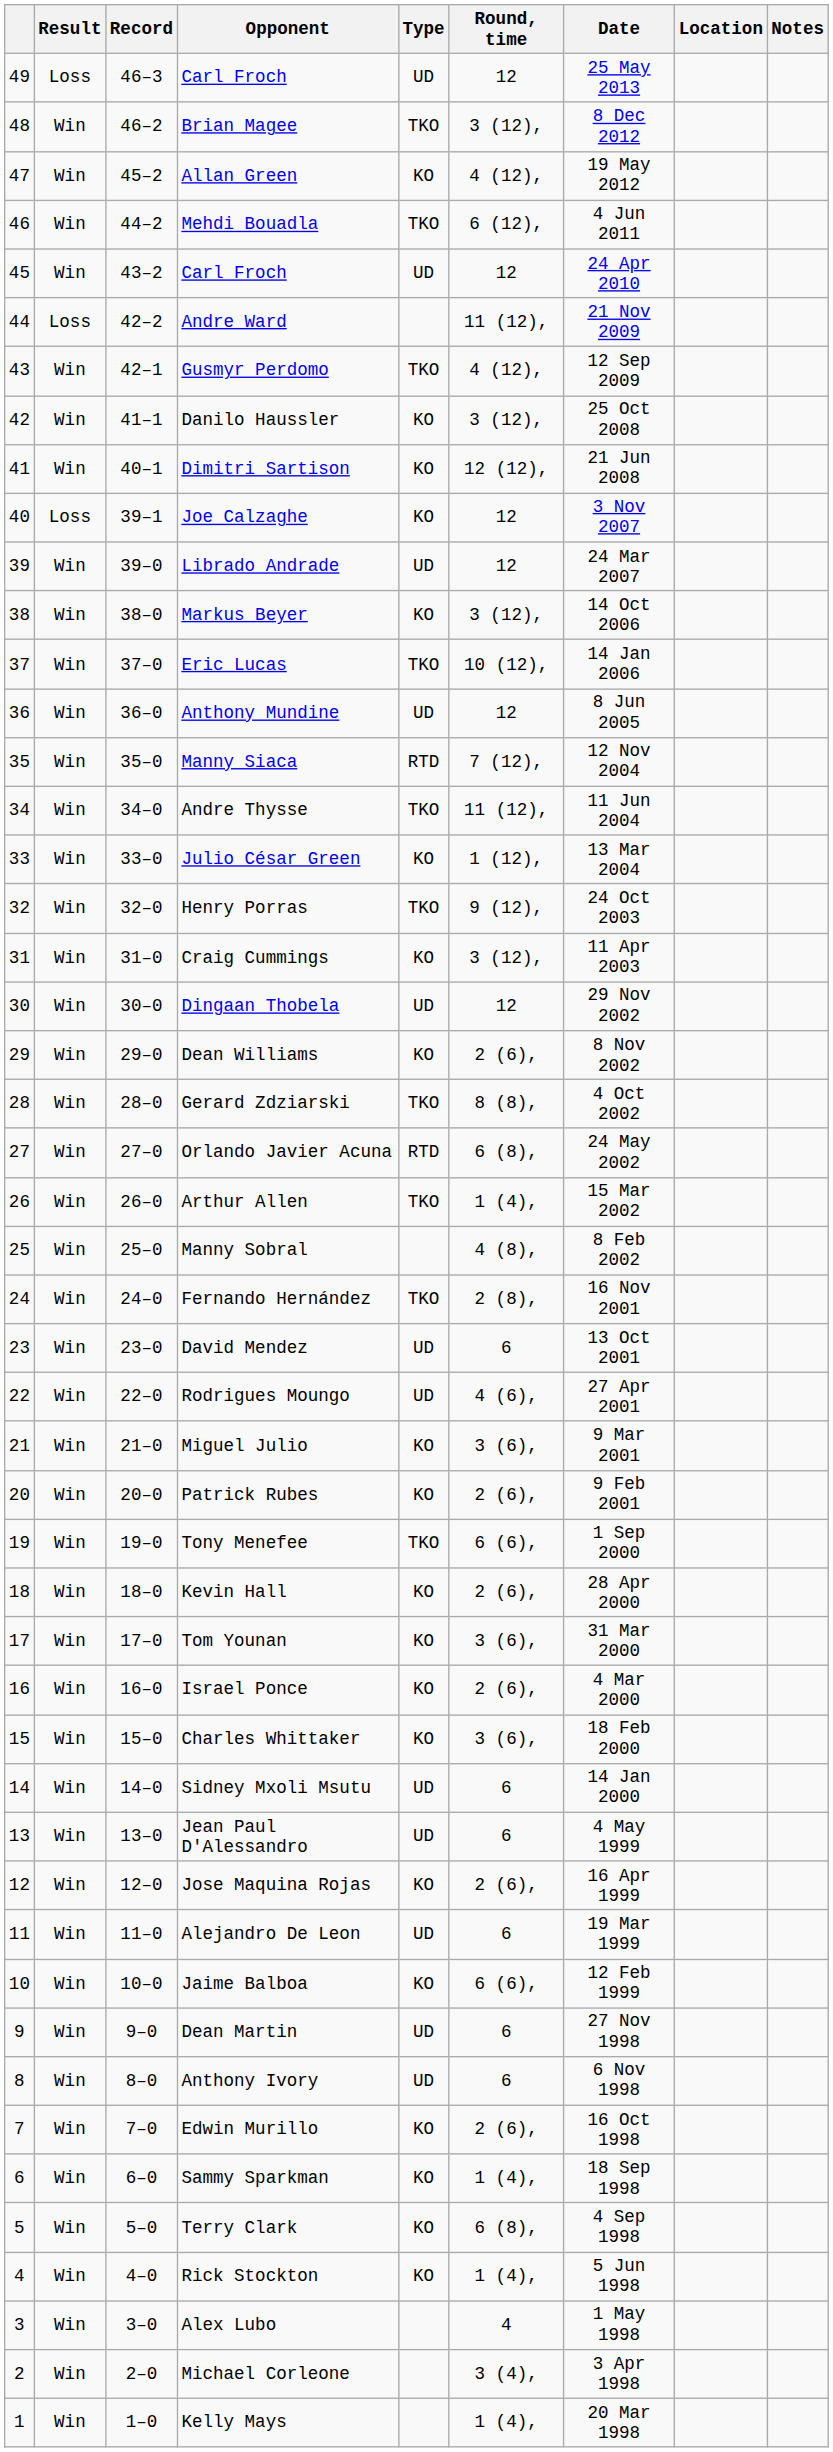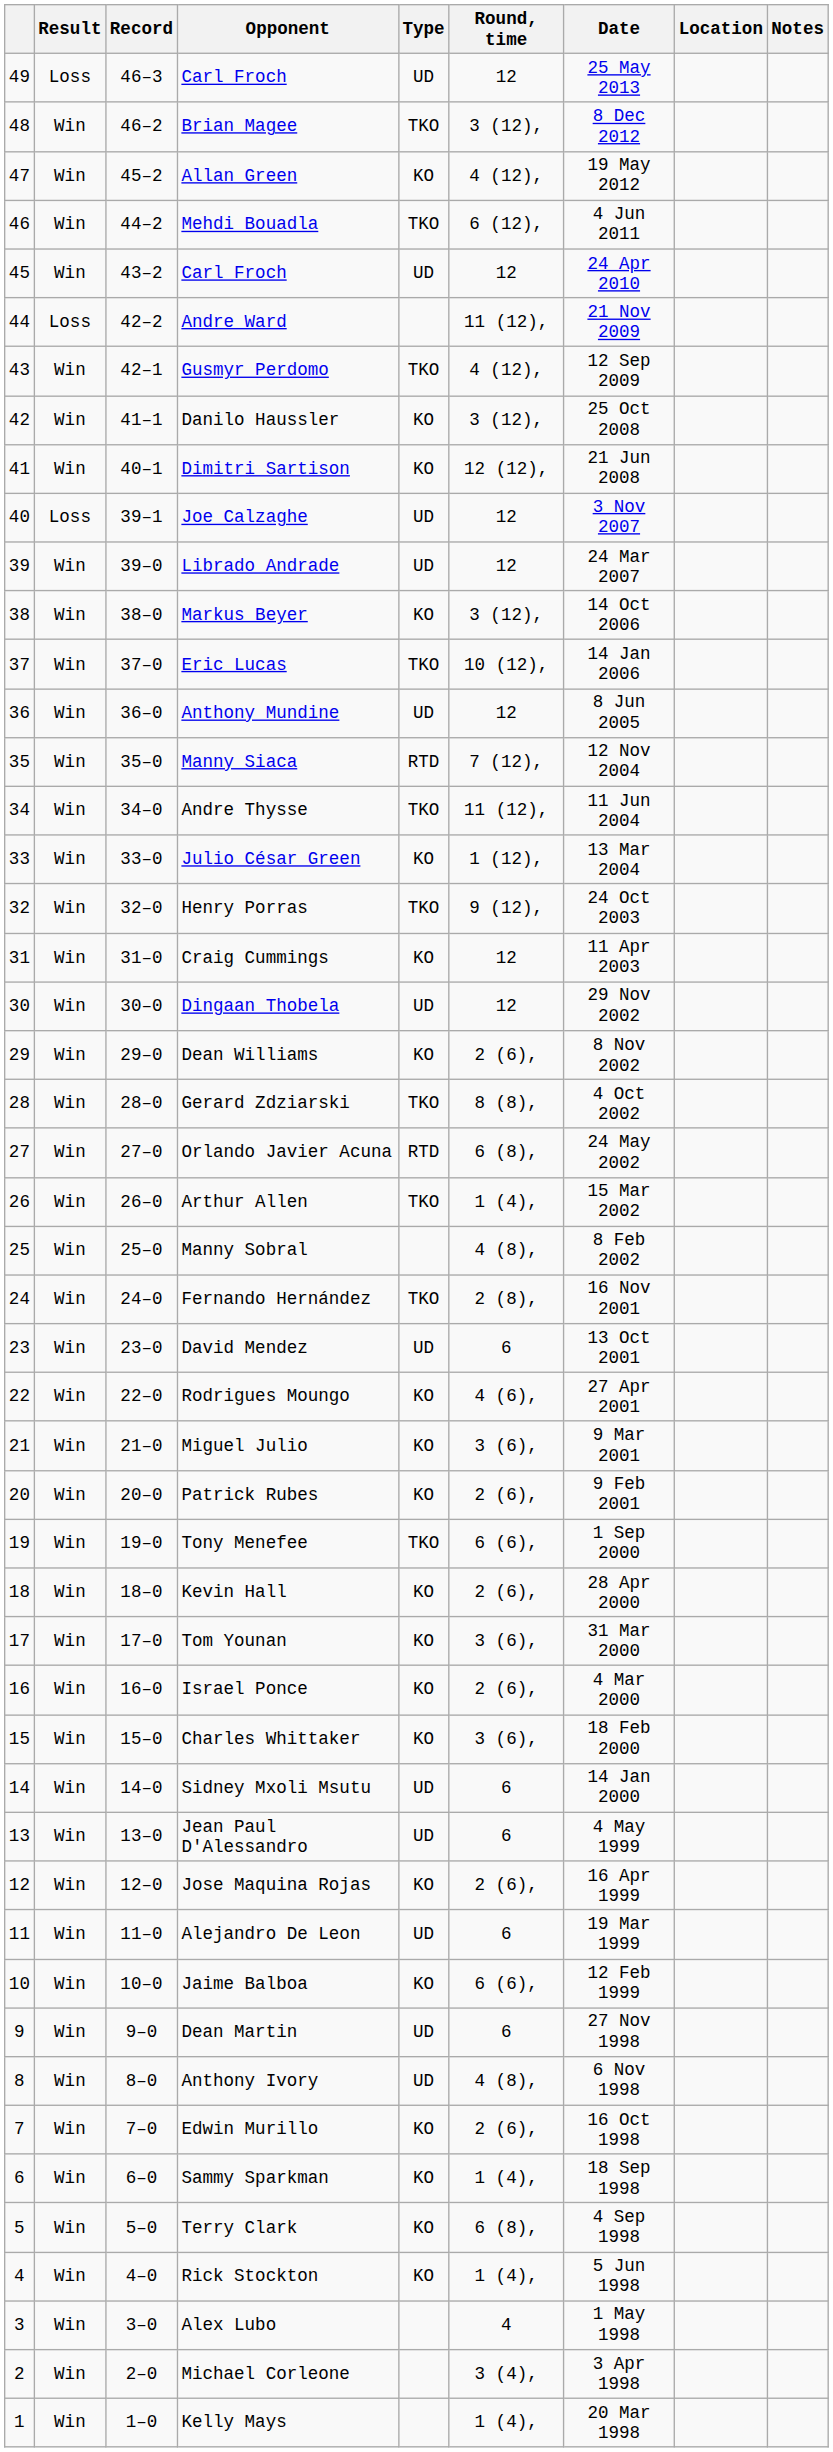(424, 518) KO -> (424, 518) UD
(506, 957) 3 (12), -> (506, 957) 12
(424, 1397) UD -> (424, 1397) KO
(506, 2081) 6 -> (506, 2081) 4 (8),
